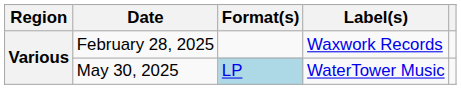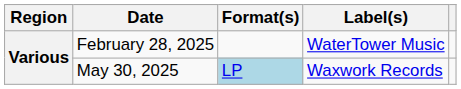(375, 44) Waxwork Records -> (376, 44) WaterTower Music
(376, 71) WaterTower Music -> (375, 71) Waxwork Records
